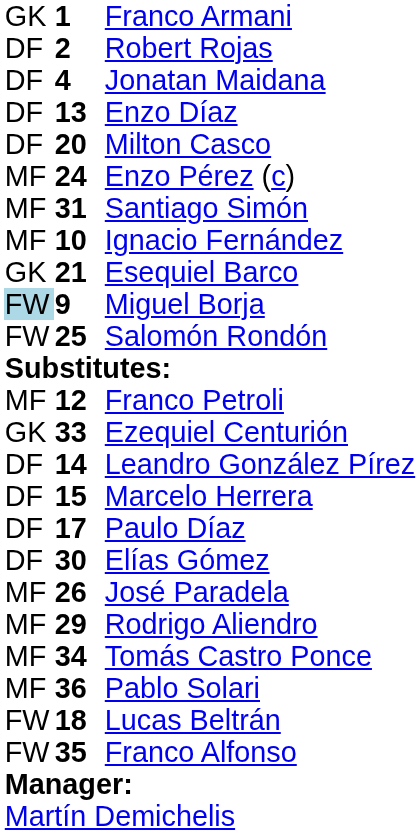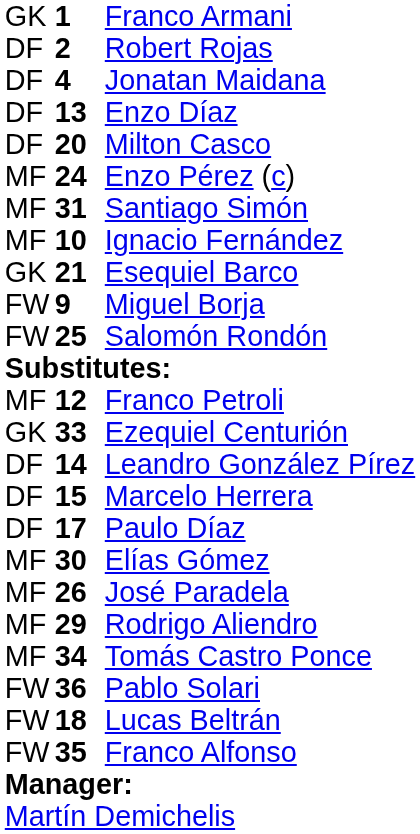(27, 304) lightblue background -> (27, 304) no background
(24, 560) DF -> (26, 560) MF
(26, 688) MF -> (27, 688) FW
